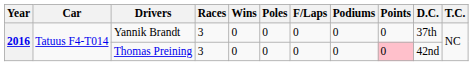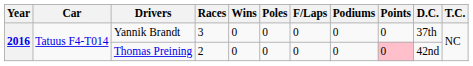(200, 51) 3 -> (200, 51) 2
